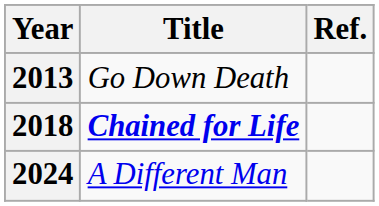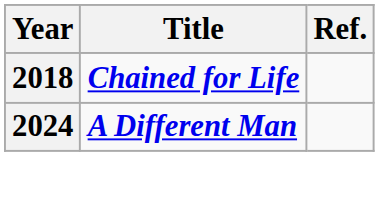- row: (43, 77)
(187, 175) normal -> (192, 126) bold
